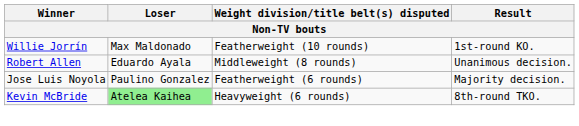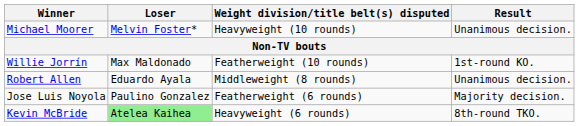+ row: (50, 30)
